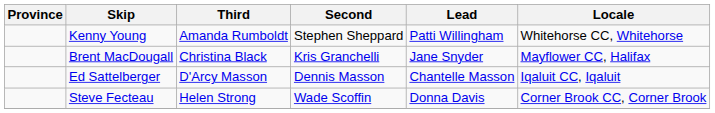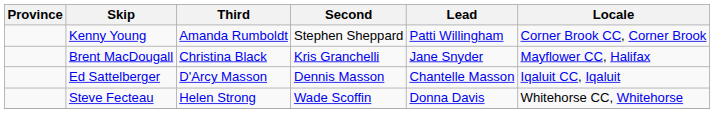(602, 35) Whitehorse CC, Whitehorse -> (613, 35) Corner Brook CC, Corner Brook
(613, 98) Corner Brook CC, Corner Brook -> (602, 98) Whitehorse CC, Whitehorse
